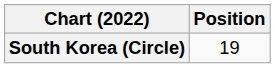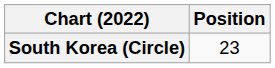(229, 47) 19 -> (229, 47) 23
